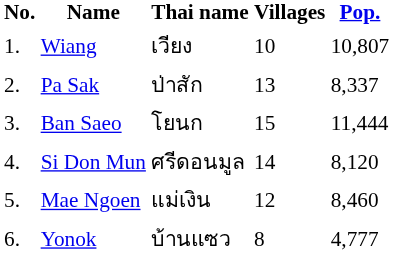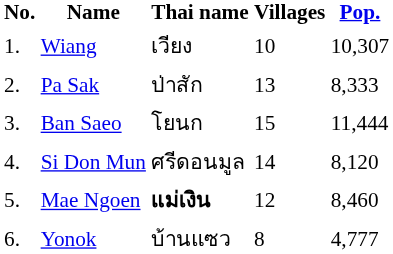(360, 45) 10,807 -> (360, 45) 10,307
(355, 84) 8,337 -> (355, 84) 8,333
(181, 200) normal -> (181, 200) bold
